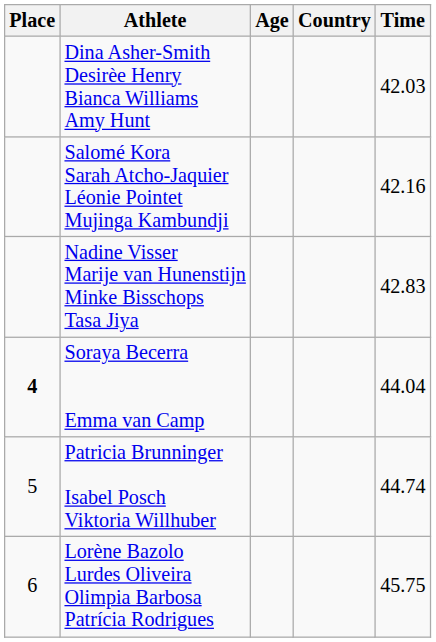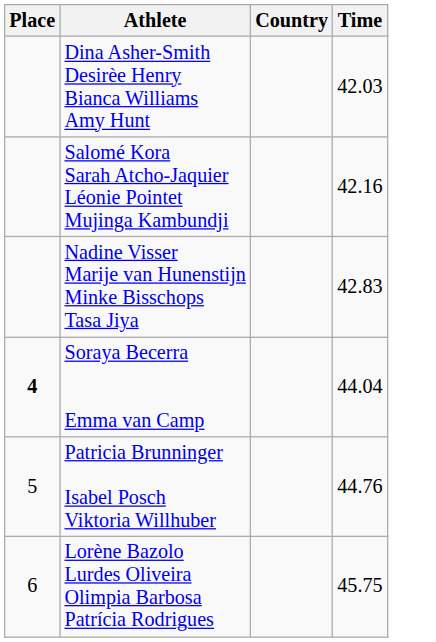- column: (272, 20)
(403, 486) 44.74 -> (360, 486) 44.76
